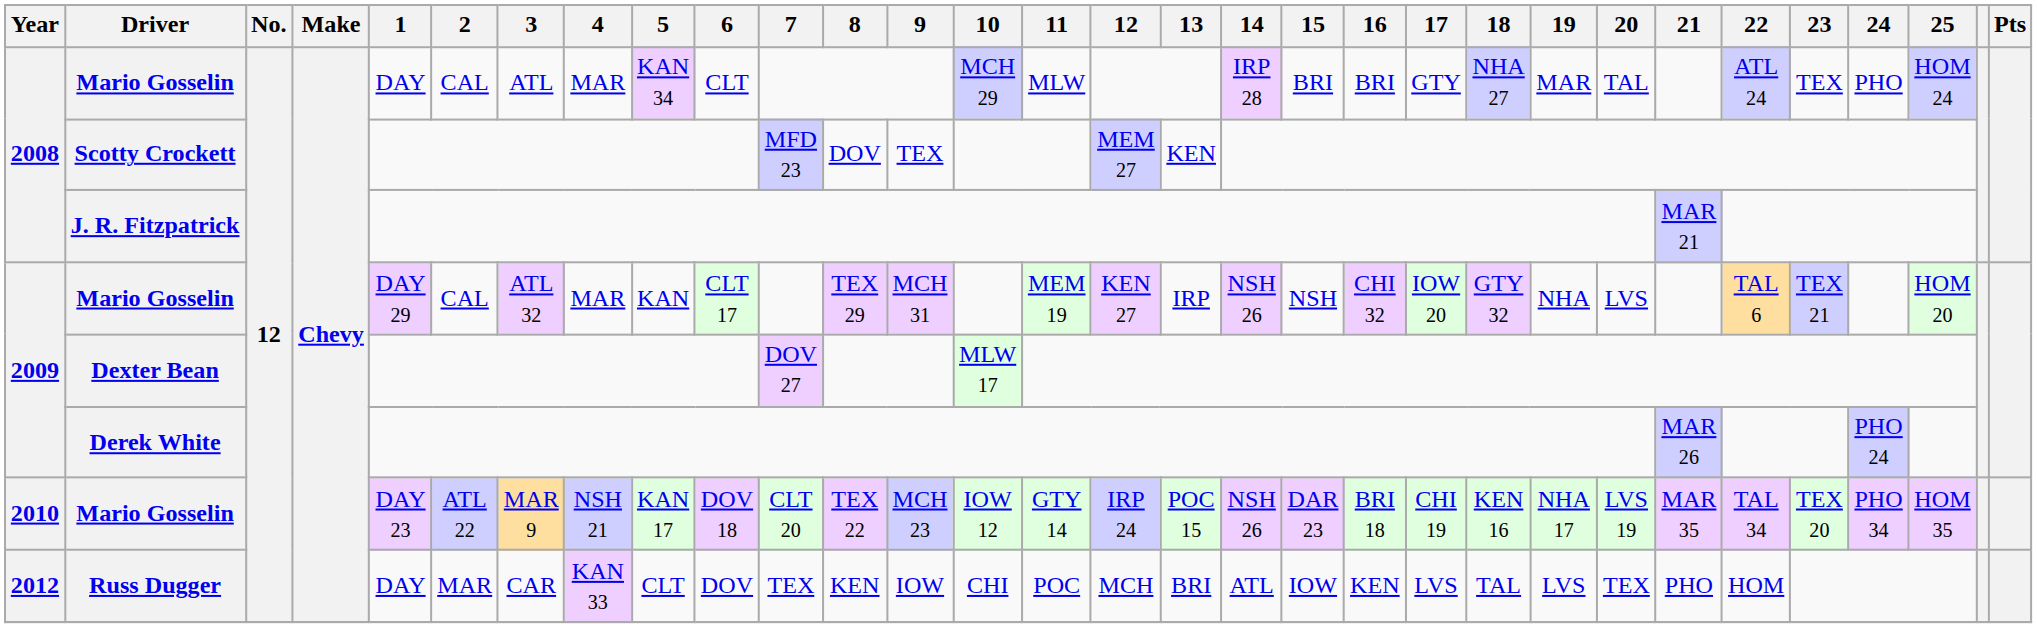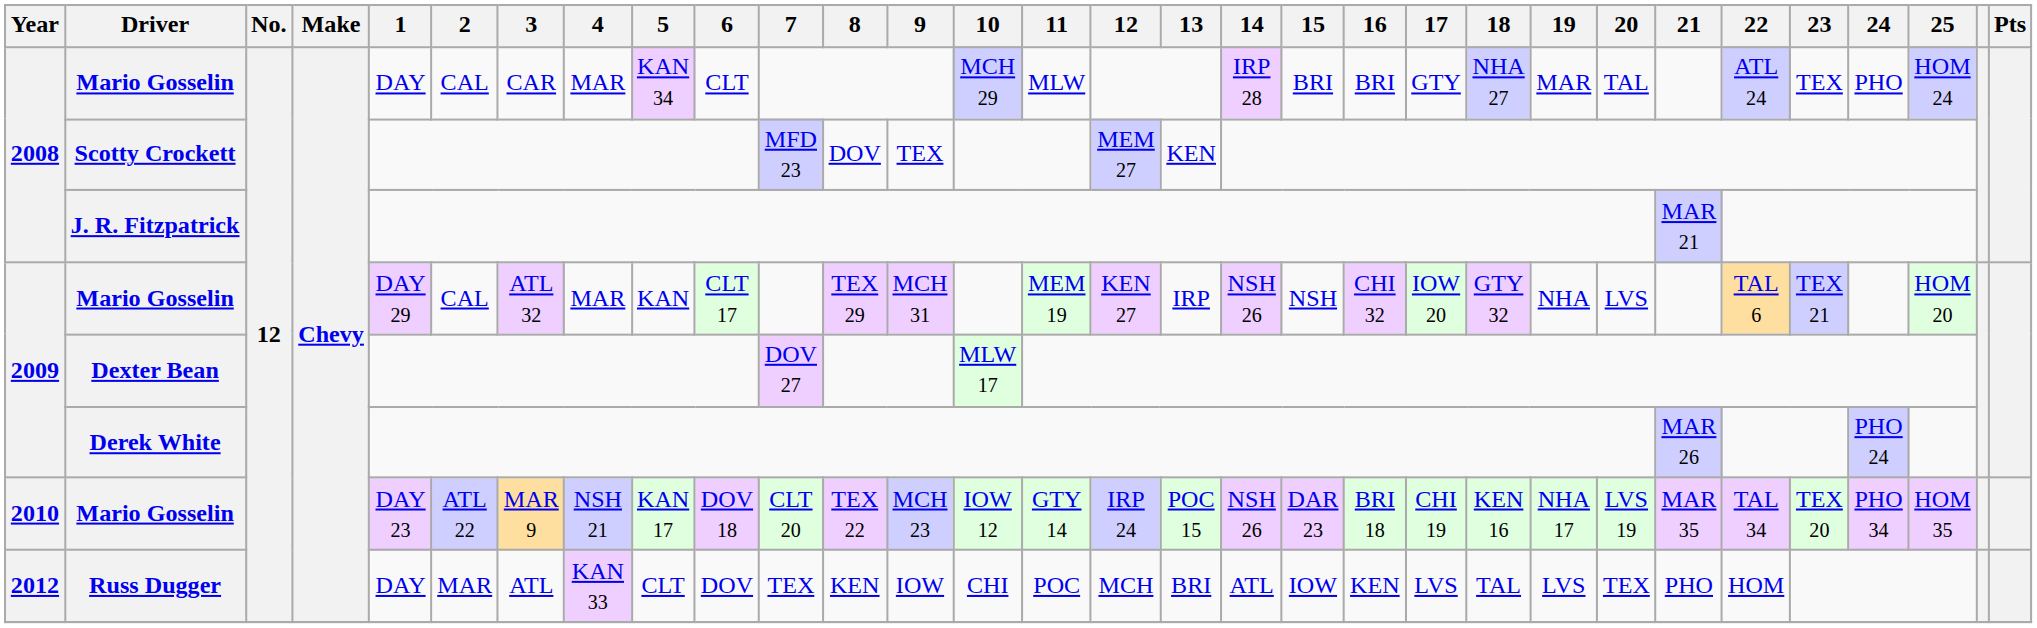(531, 82) ATL -> (531, 82) CAR
(531, 585) CAR -> (531, 585) ATL
